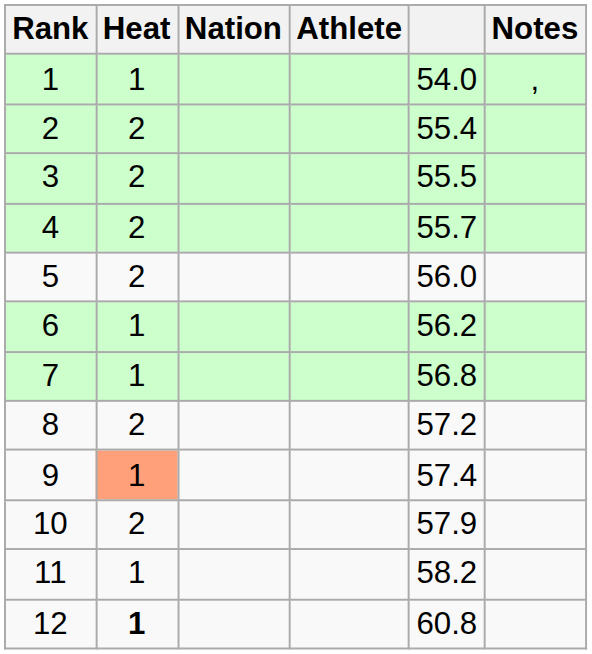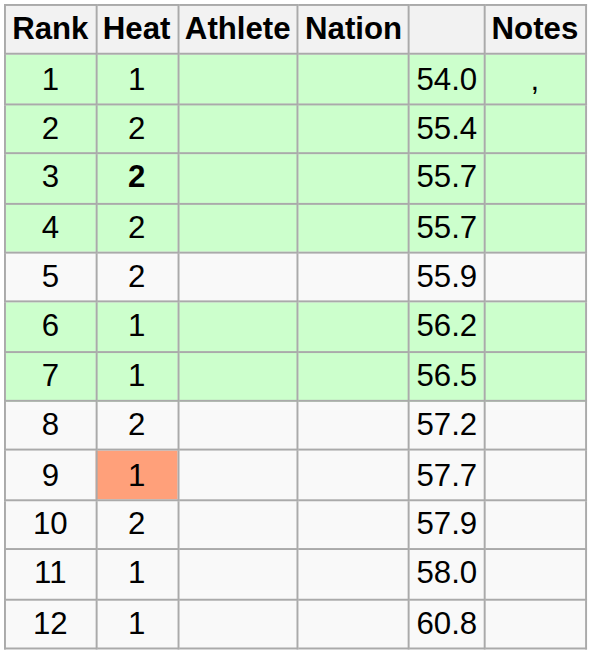columns swapped: (349, 29) <-> (233, 29)
(137, 177) normal -> (137, 177) bold
(447, 177) 55.5 -> (447, 177) 55.7
(447, 276) 56.0 -> (447, 276) 55.9
(447, 375) 56.8 -> (447, 375) 56.5
(447, 474) 57.4 -> (447, 474) 57.7
(447, 573) 58.2 -> (447, 573) 58.0
(137, 623) bold -> (137, 623) normal
